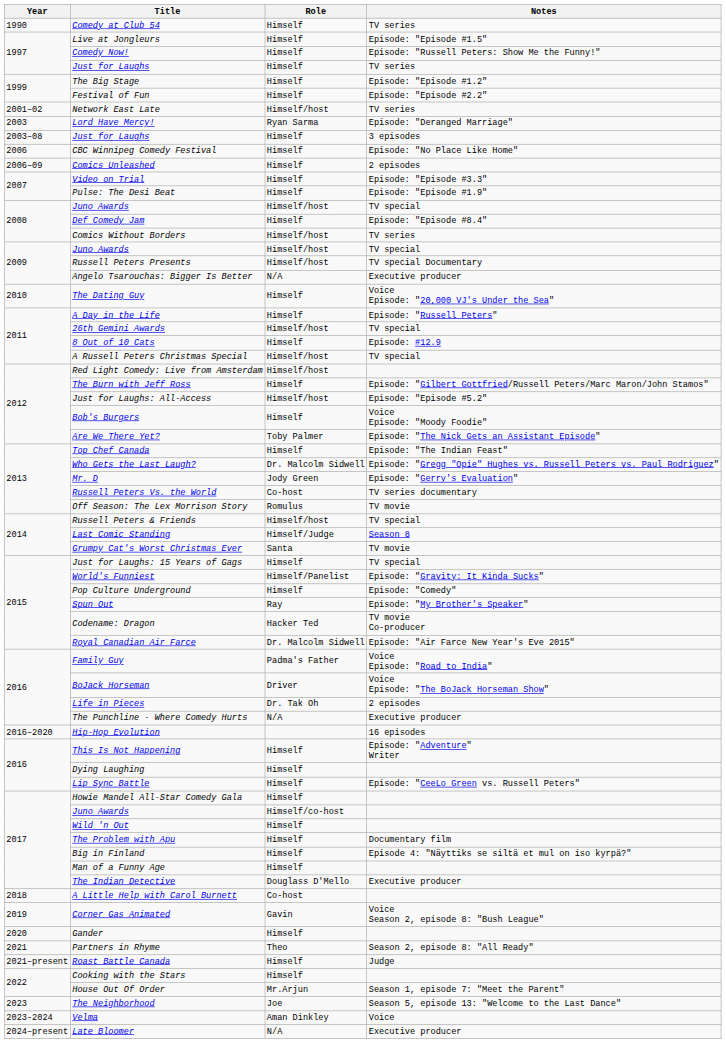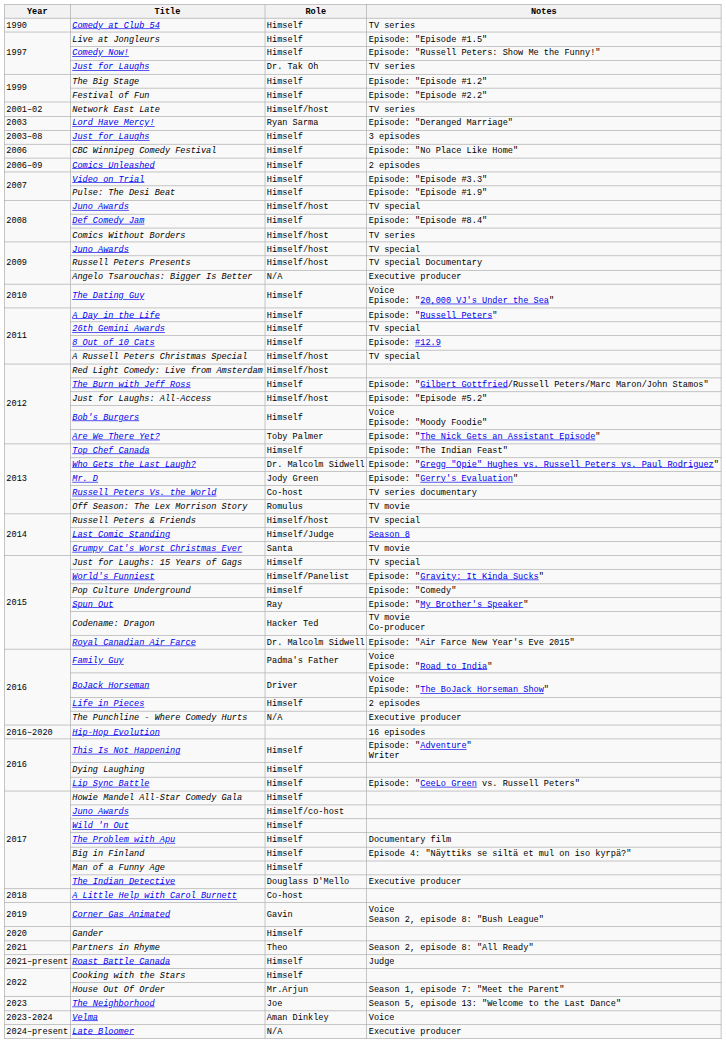(285, 67) Himself -> (293, 67) Dr. Tak Oh
(298, 329) Himself/host -> (285, 329) Himself
(293, 704) Dr. Tak Oh -> (285, 704) Himself
